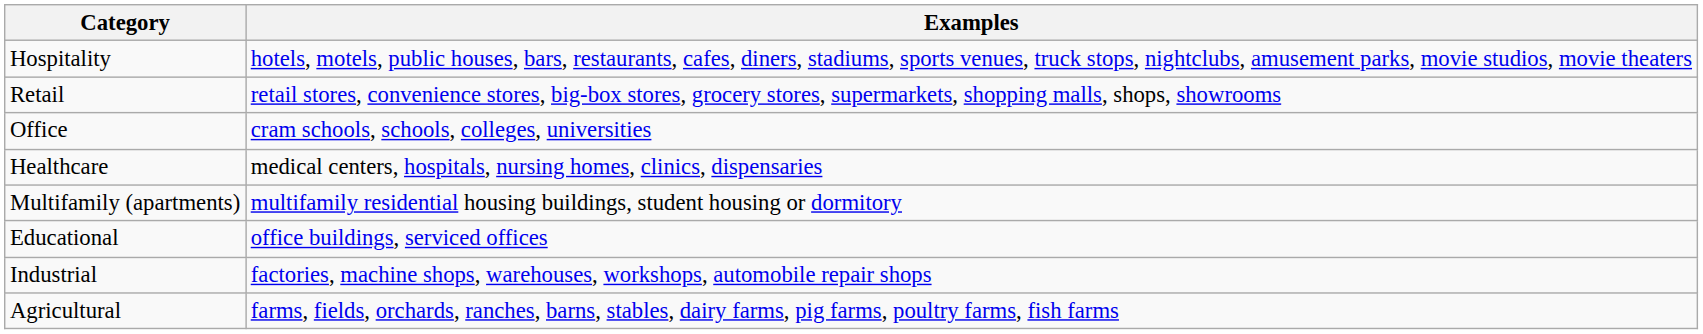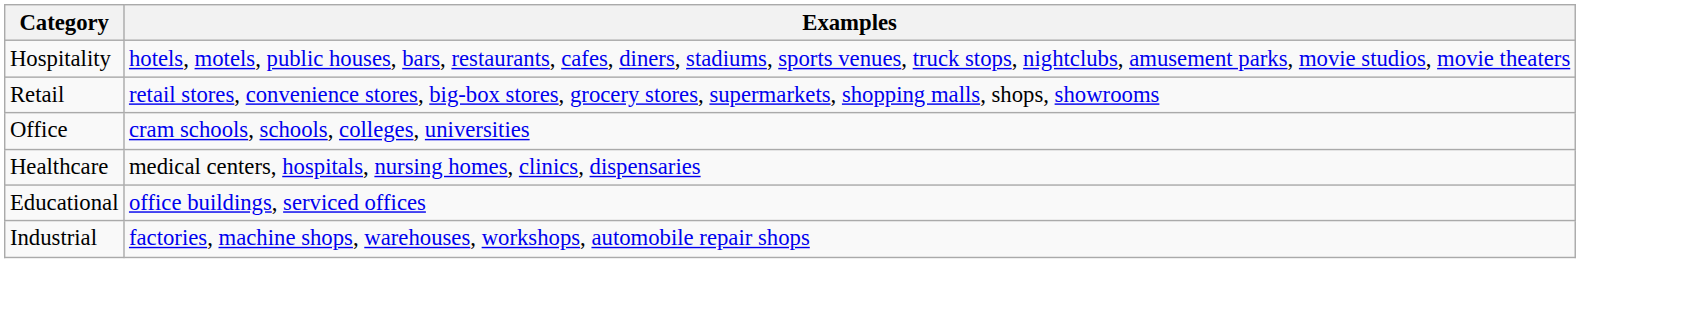- row: (125, 202)
- row: (65, 310)
